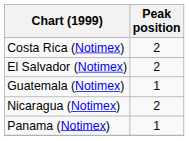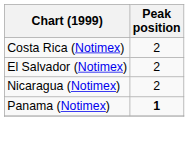- row: (66, 86)
(157, 125) normal -> (157, 106) bold
